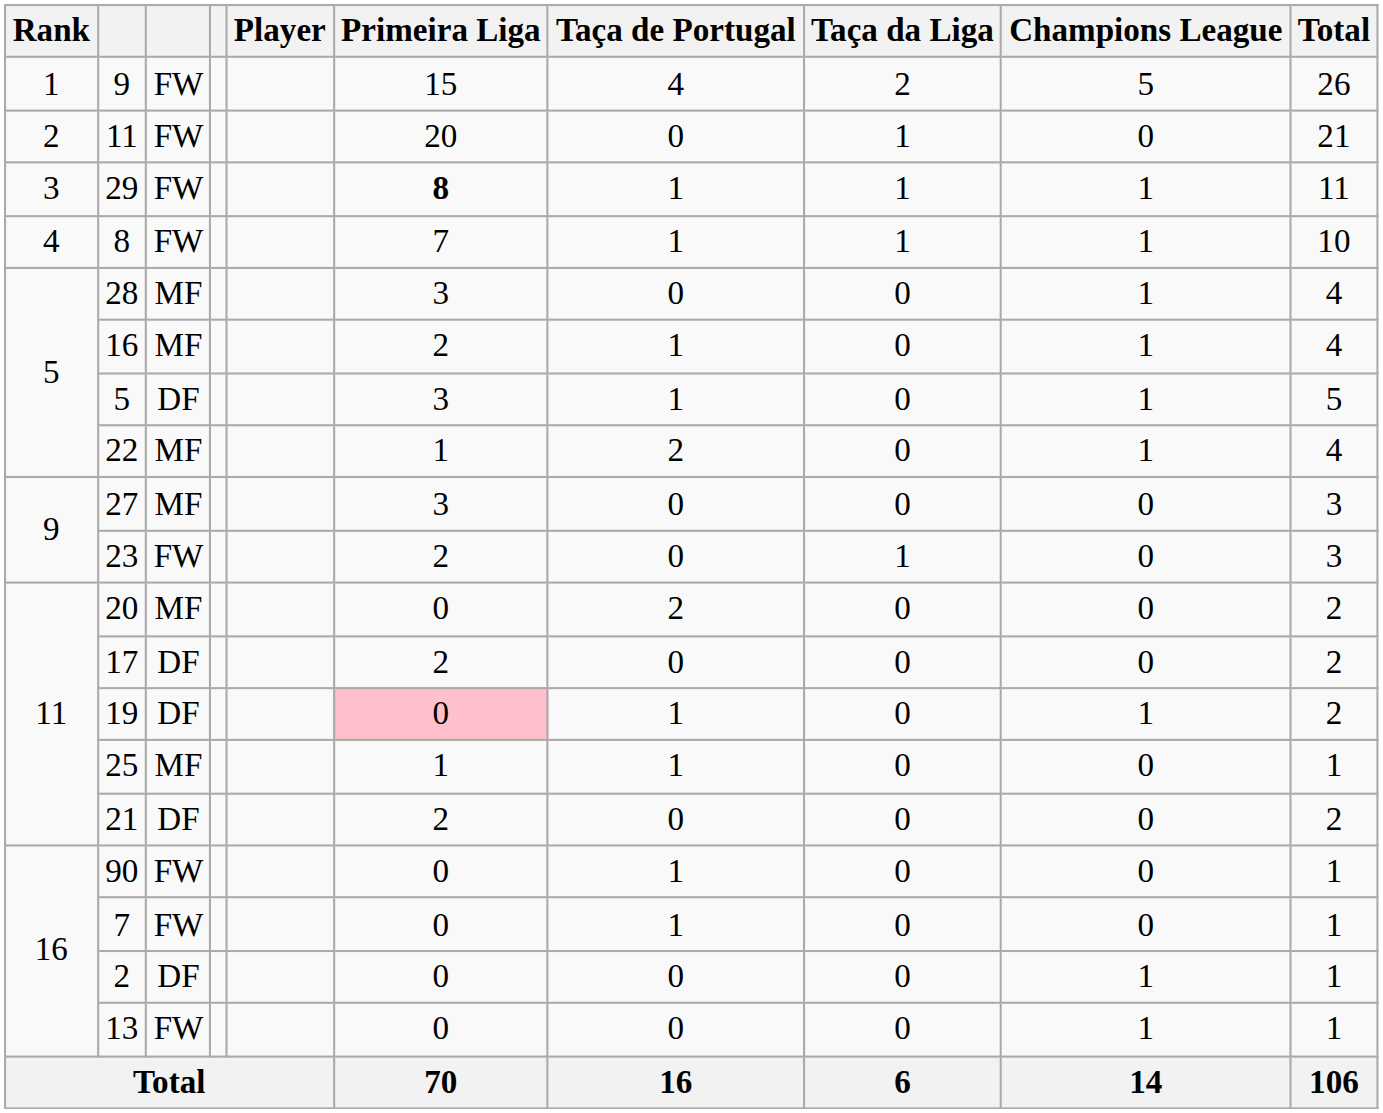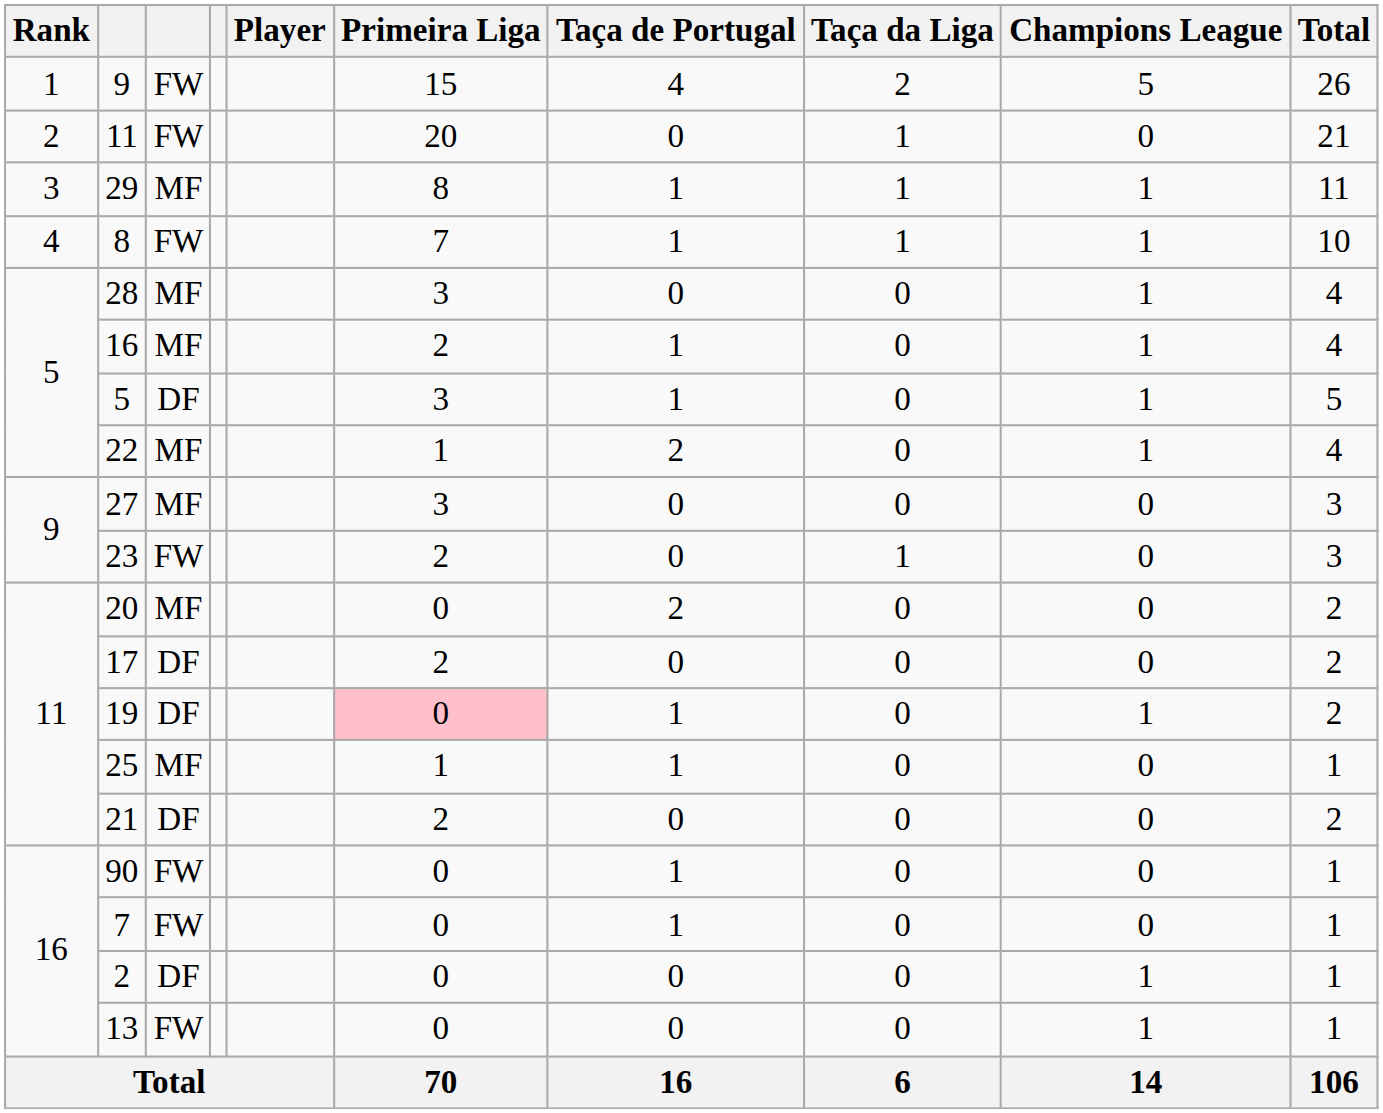(178, 188) FW -> (178, 188) MF
(441, 188) bold -> (441, 188) normal
